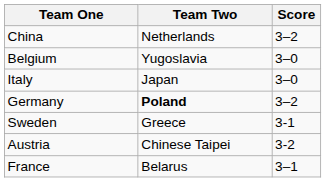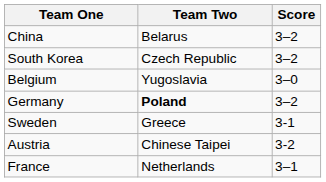(178, 36) Netherlands -> (164, 36) Belarus
+ row: (45, 58)
- row: (20, 79)
(164, 166) Belarus -> (178, 166) Netherlands
